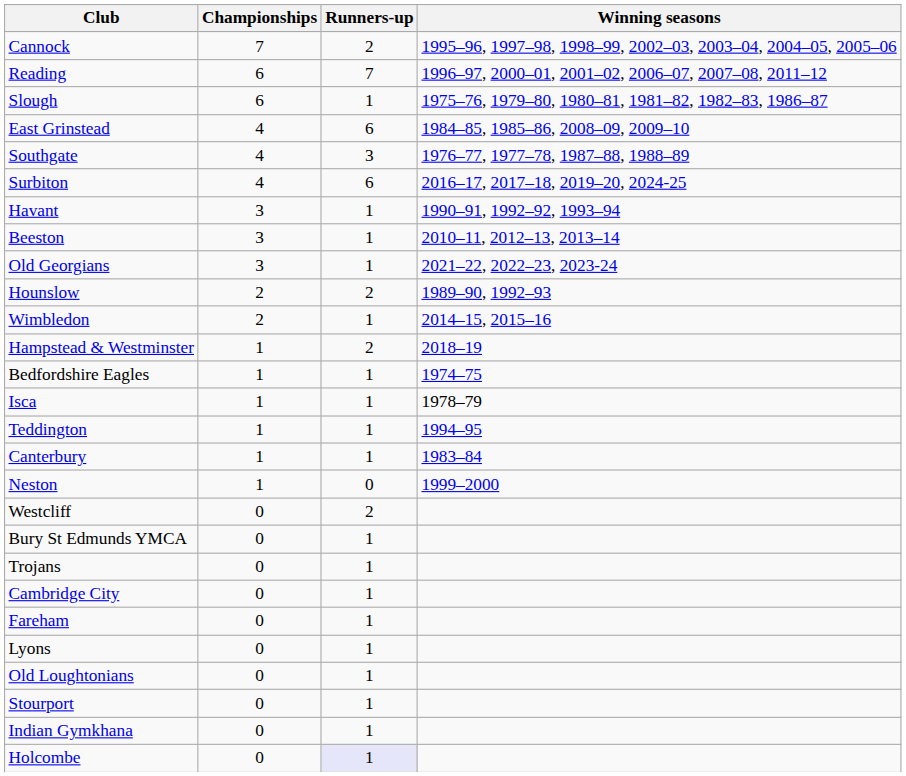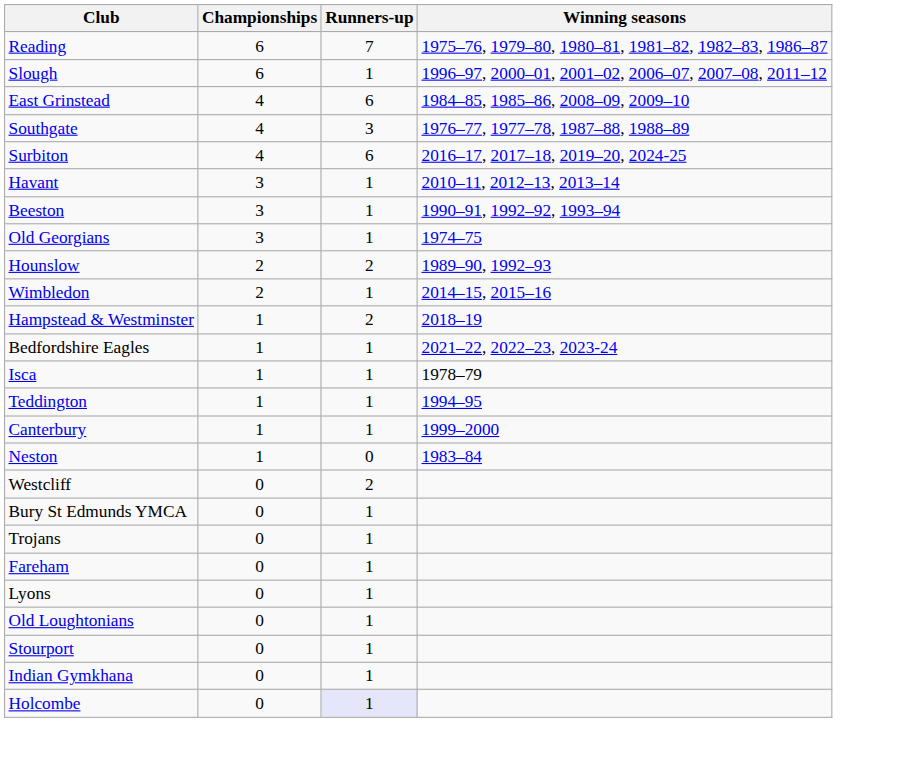- row: (39, 45)
(624, 73) 1996–97, 2000–01, 2001–02, 2006–07, 2007–08, 2011–12 -> (625, 45) 1975–76, 1979–80, 1980–81, 1981–82, 1982–83, 1986–87
(625, 100) 1975–76, 1979–80, 1980–81, 1981–82, 1982–83, 1986–87 -> (624, 73) 1996–97, 2000–01, 2001–02, 2006–07, 2007–08, 2011–12
(521, 210) 1990–91, 1992–92, 1993–94 -> (521, 182) 2010–11, 2012–13, 2013–14
(521, 237) 2010–11, 2012–13, 2013–14 -> (521, 210) 1990–91, 1992–92, 1993–94
(519, 264) 2021–22, 2022–23, 2023-24 -> (452, 237) 1974–75
(452, 374) 1974–75 -> (519, 347) 2021–22, 2022–23, 2023-24
(452, 456) 1983–84 -> (460, 429) 1999–2000
(460, 484) 1999–2000 -> (452, 456) 1983–84
- row: (64, 593)
